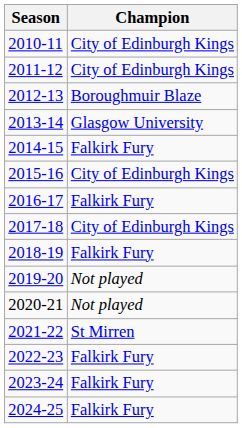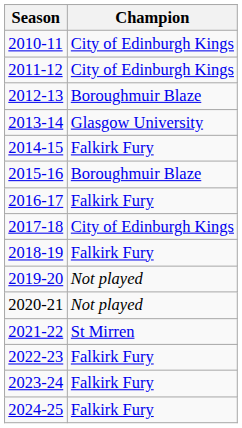(152, 174) City of Edinburgh Kings -> (136, 174) Boroughmuir Blaze
